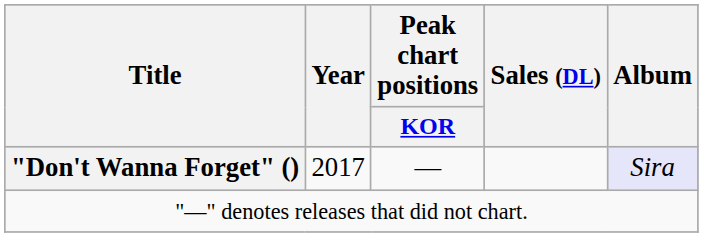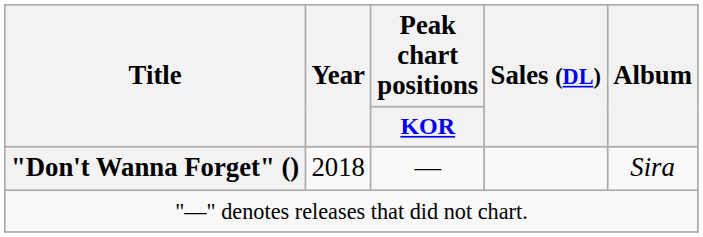(338, 167) 2017 -> (338, 167) 2018
(653, 167) lavender background -> (653, 167) no background
